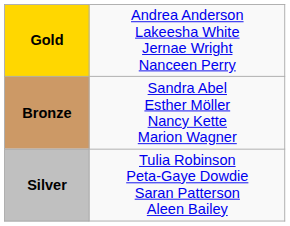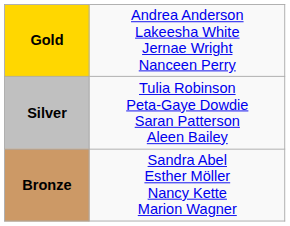rows swapped: (47, 185) <-> (47, 112)
